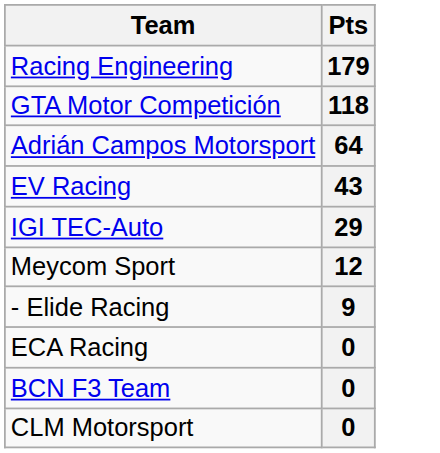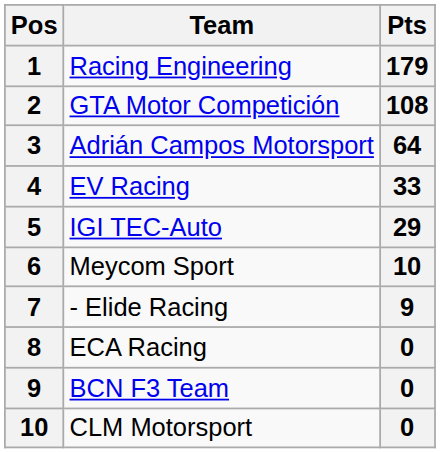+ column: (34, 25)
(348, 106) 118 -> (407, 106) 108
(348, 186) 43 -> (407, 186) 33
(348, 267) 12 -> (407, 267) 10
